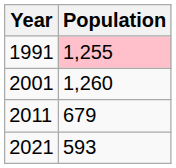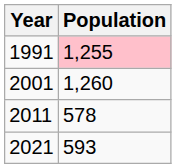(80, 115) 679 -> (80, 115) 578
